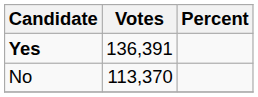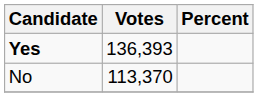(140, 48) 136,391 -> (140, 48) 136,393
